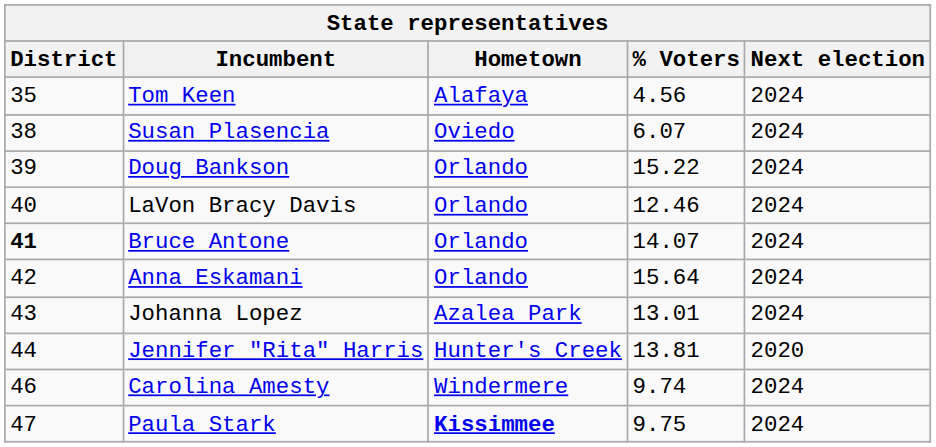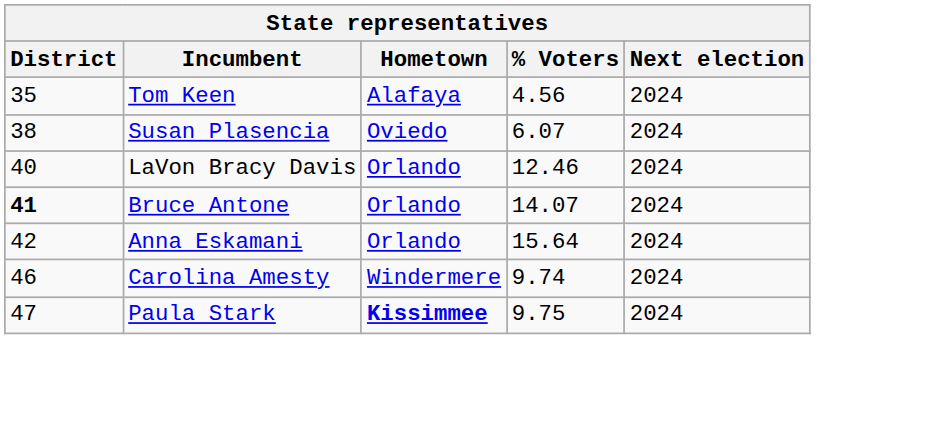- row: (209, 169)
- row: (215, 315)
- row: (276, 351)
